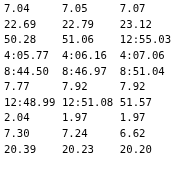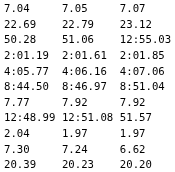+ row: (26, 55)
